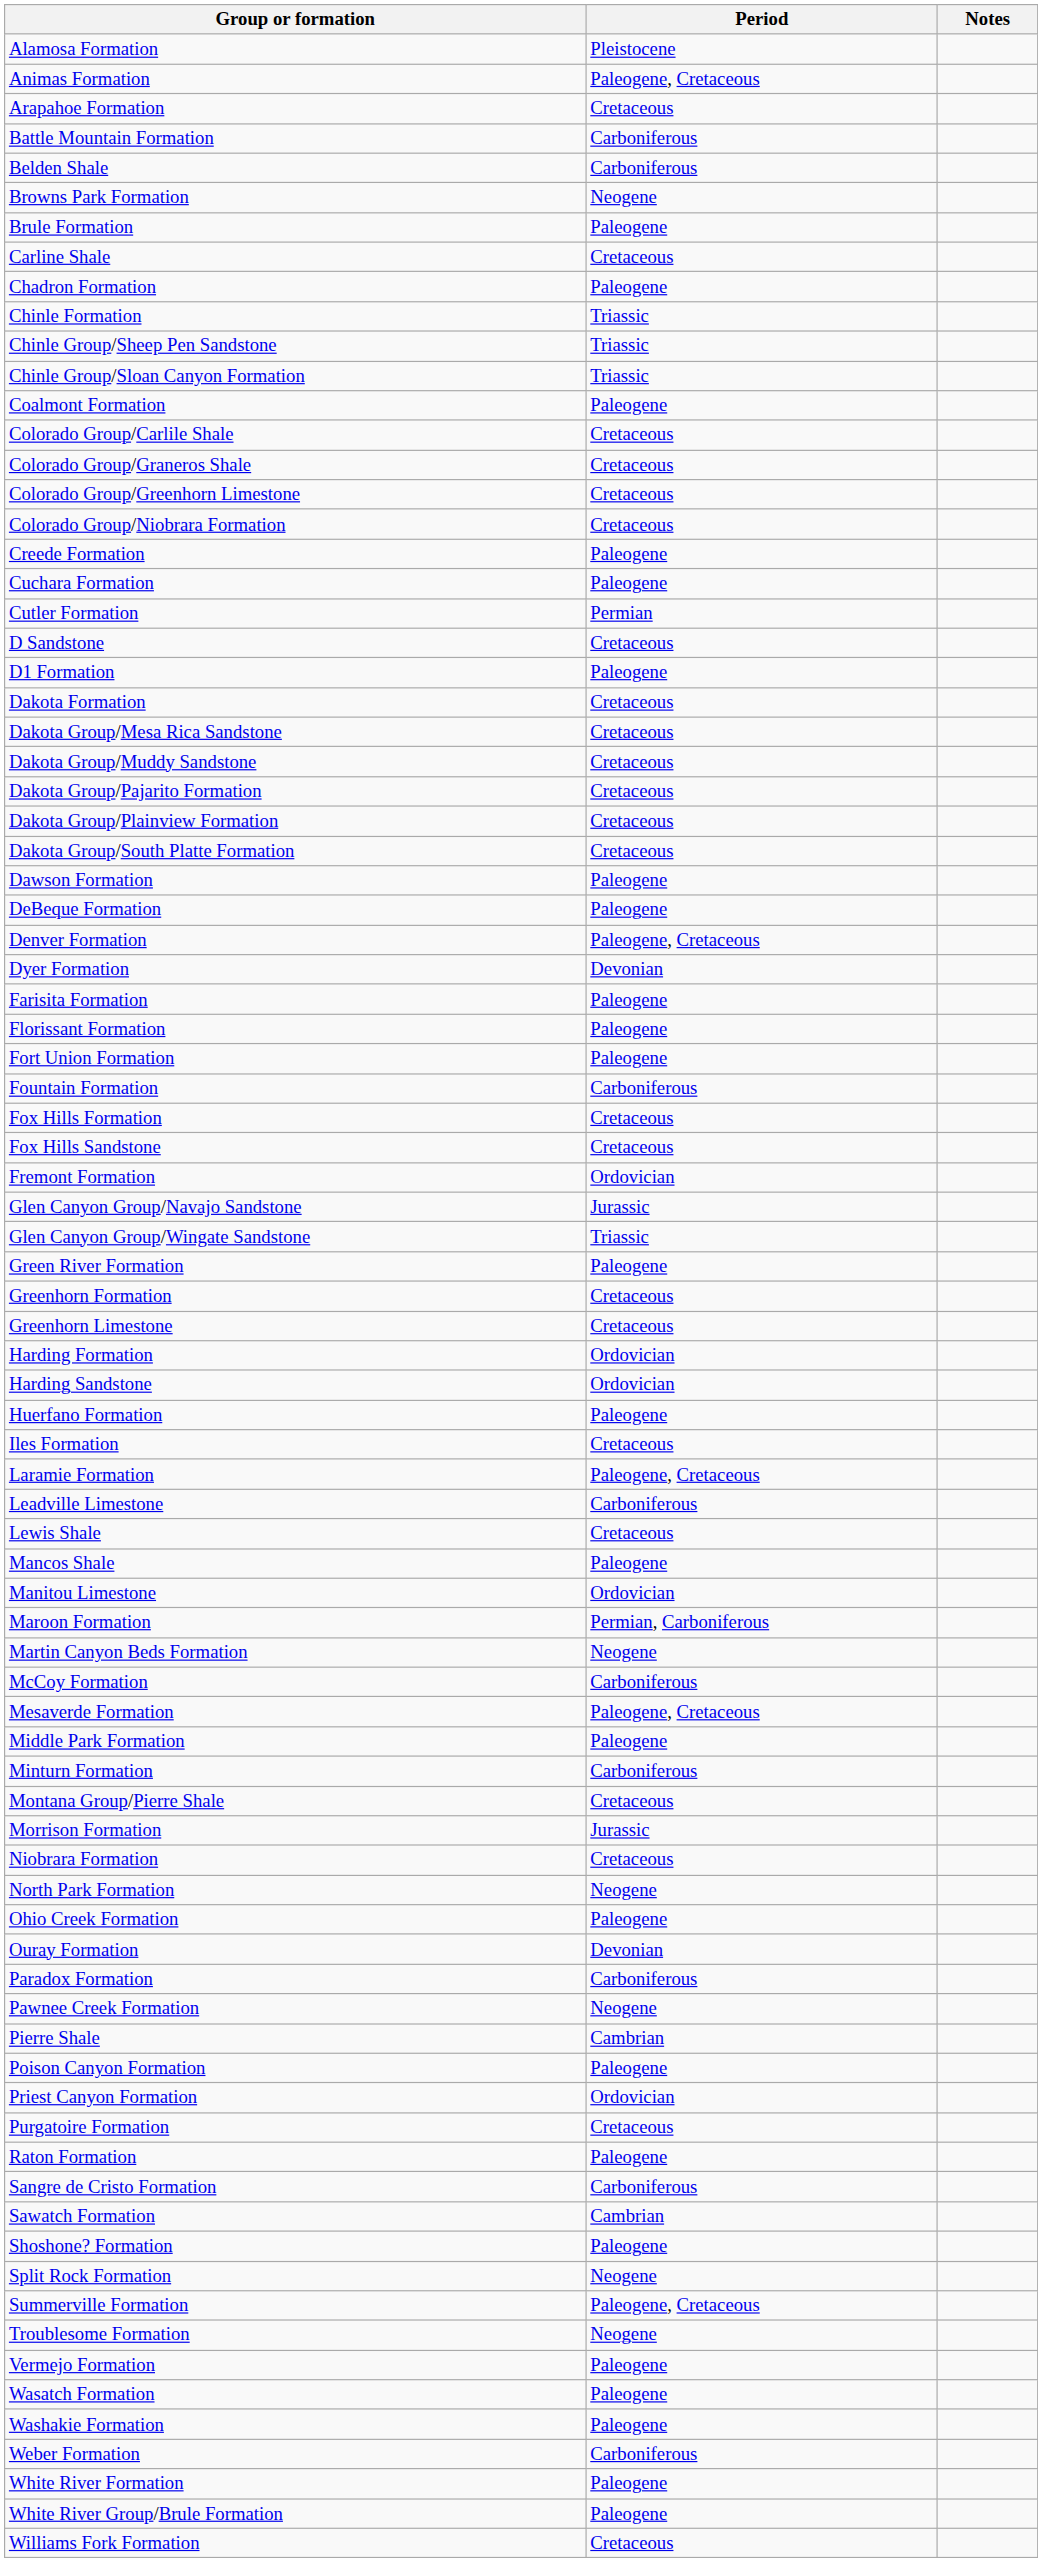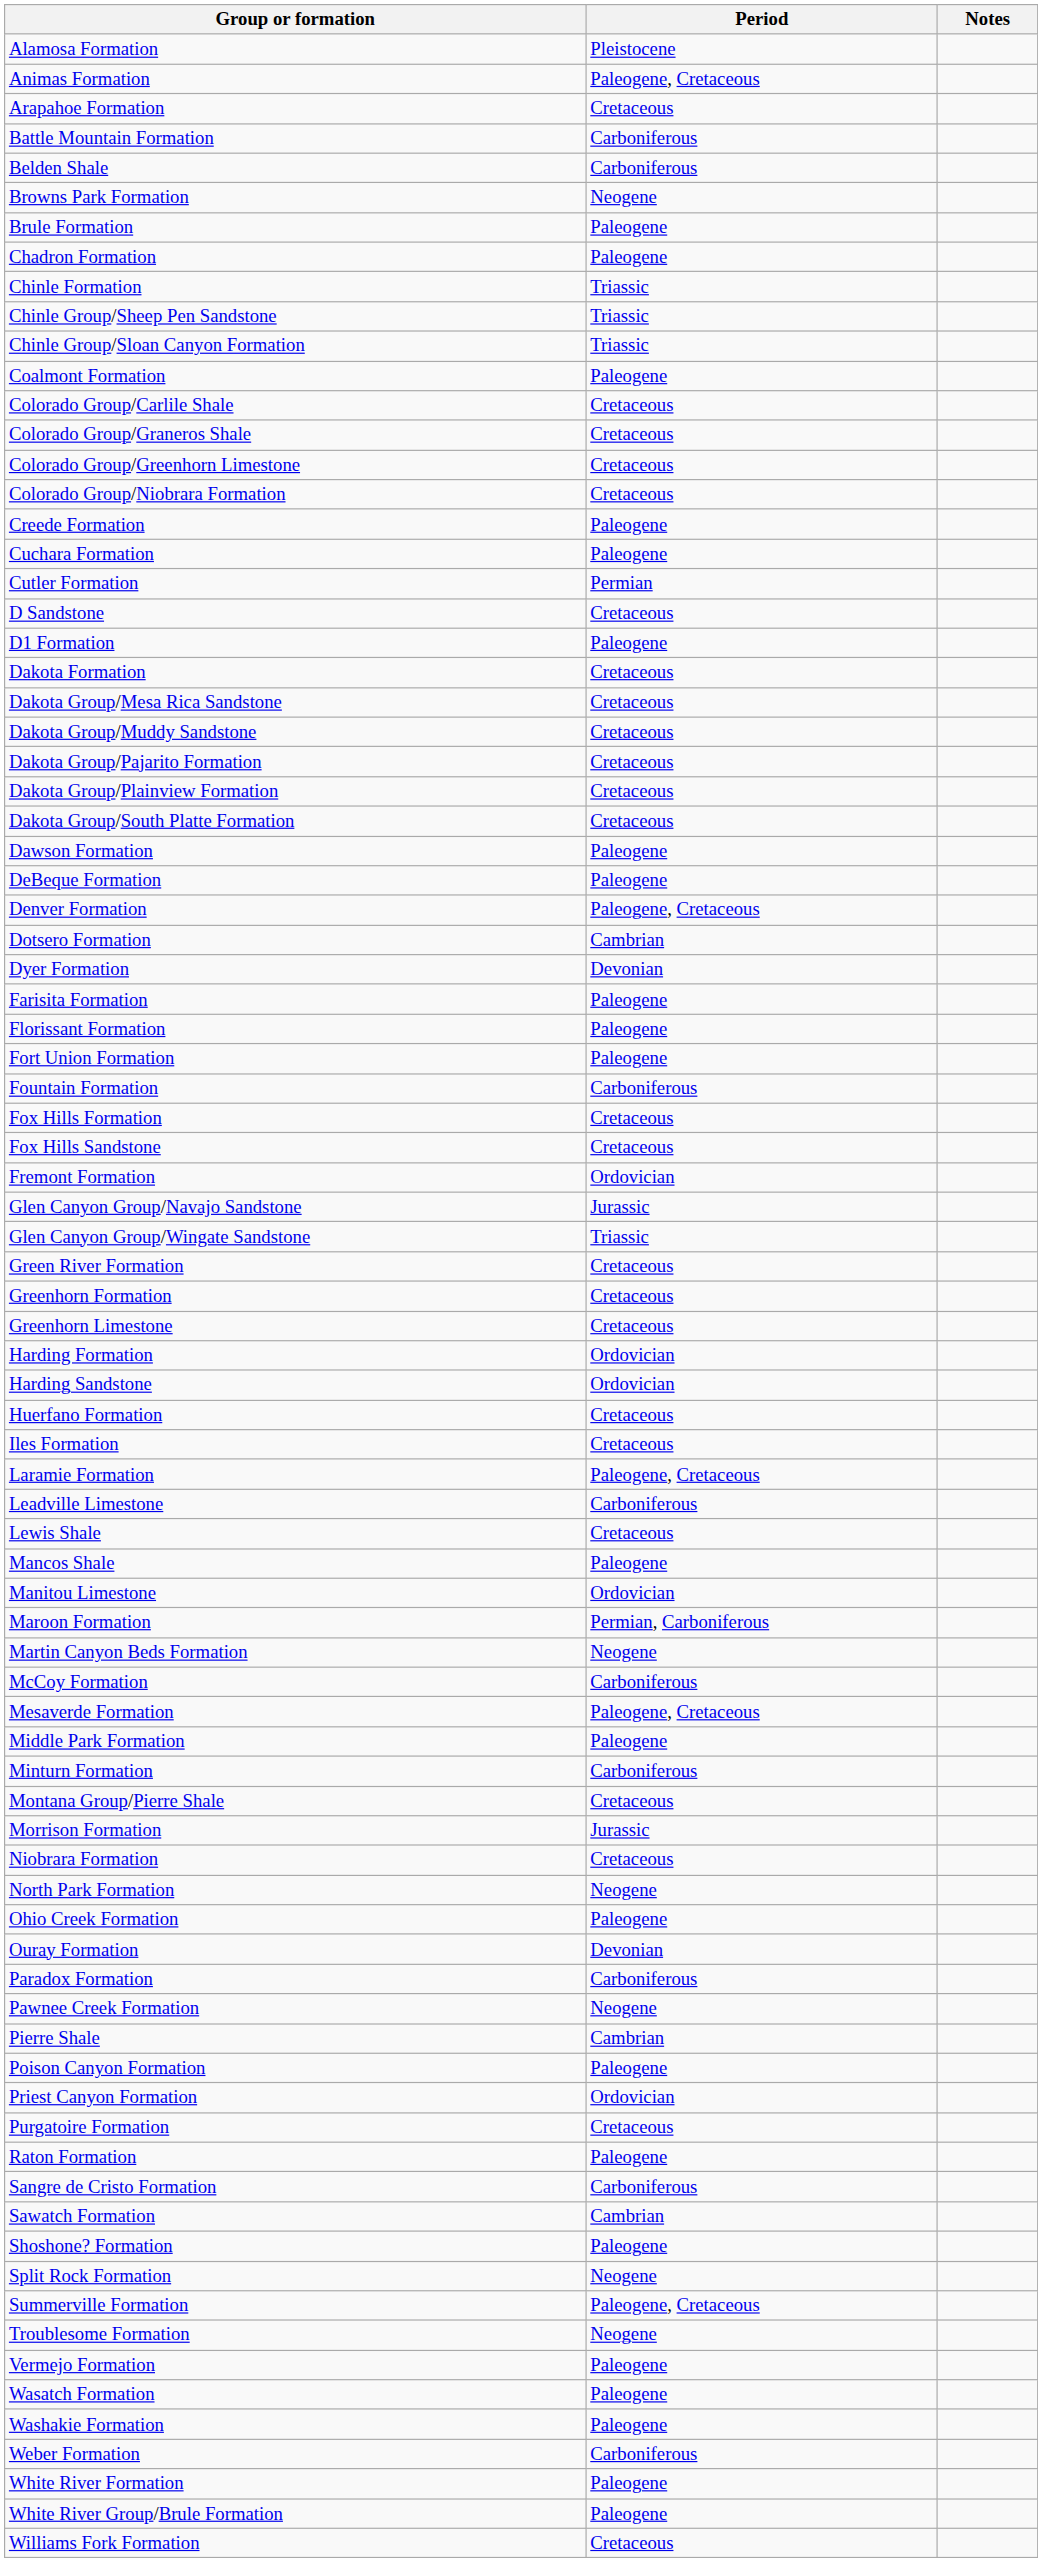- row: (60, 256)
+ row: (80, 939)
(629, 1266) Paleogene -> (632, 1266) Cretaceous
(629, 1414) Paleogene -> (632, 1414) Cretaceous
